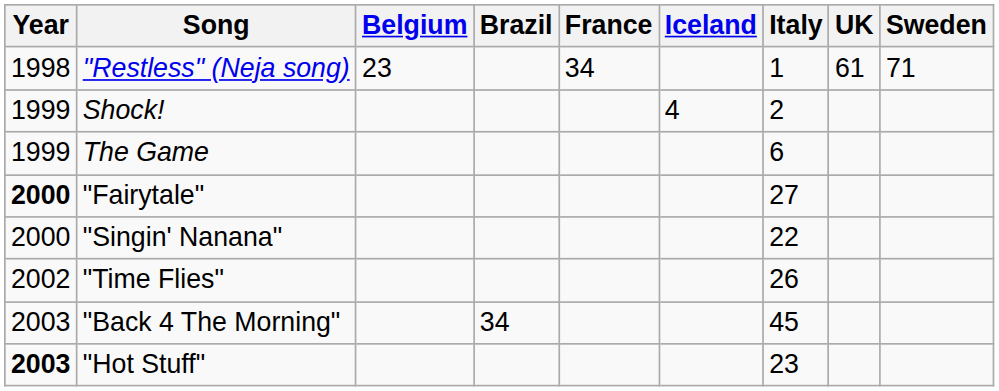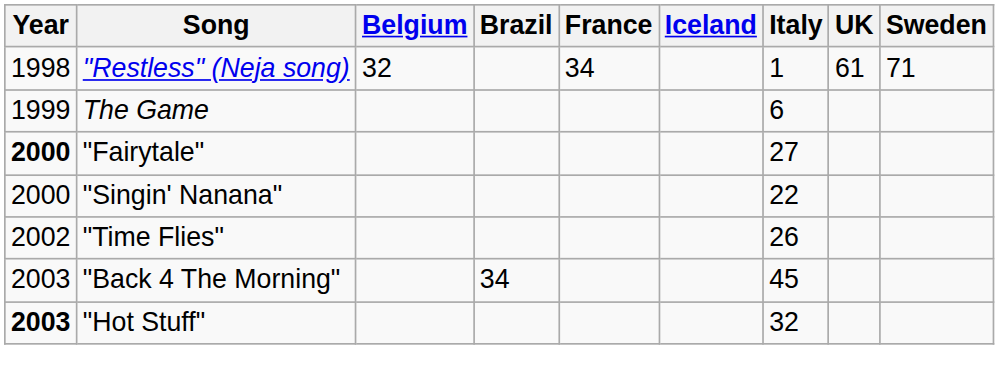(377, 68) 23 -> (377, 68) 32
- row: (124, 110)
(784, 364) 23 -> (784, 322) 32
